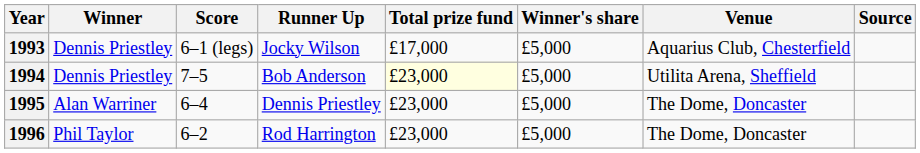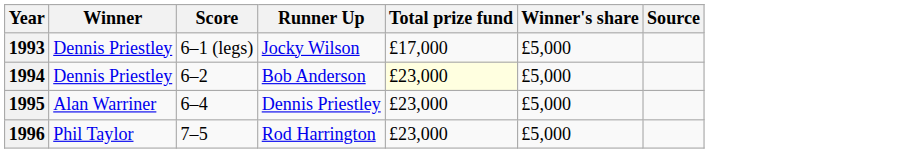- column: (749, 18)
(194, 76) 7–5 -> (194, 76) 6–2
(194, 133) 6–2 -> (194, 133) 7–5
